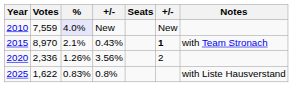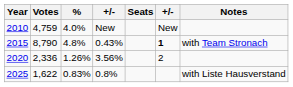(45, 27) 7,559 -> (45, 27) 4,759
(74, 27) lavender background -> (74, 27) no background
(45, 43) 8,970 -> (45, 43) 8,790
(74, 43) 2.1% -> (74, 43) 4.8%
